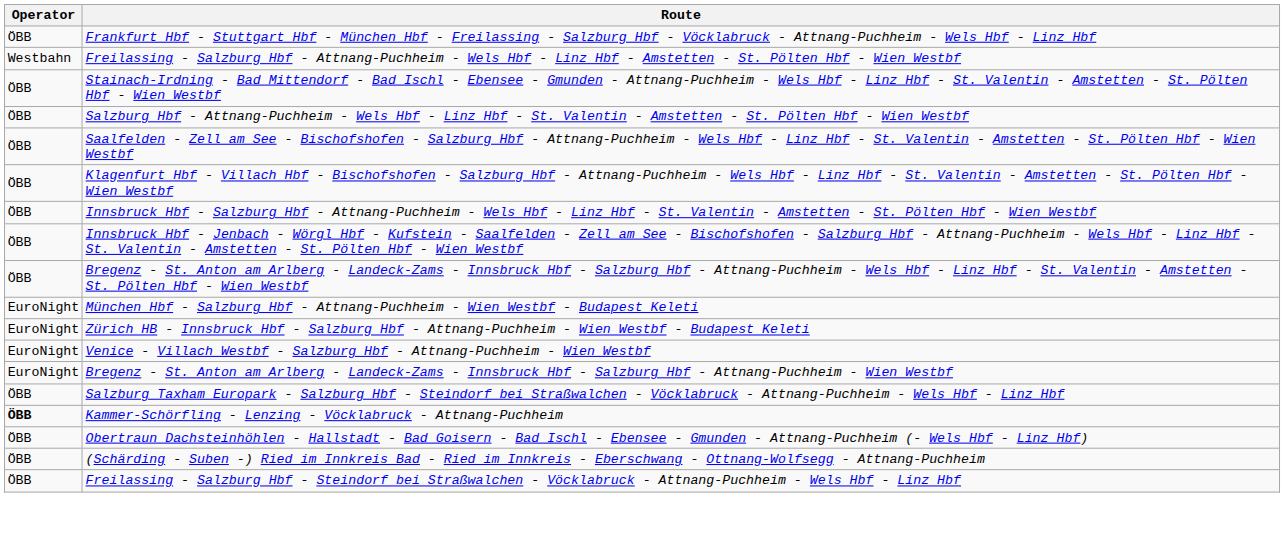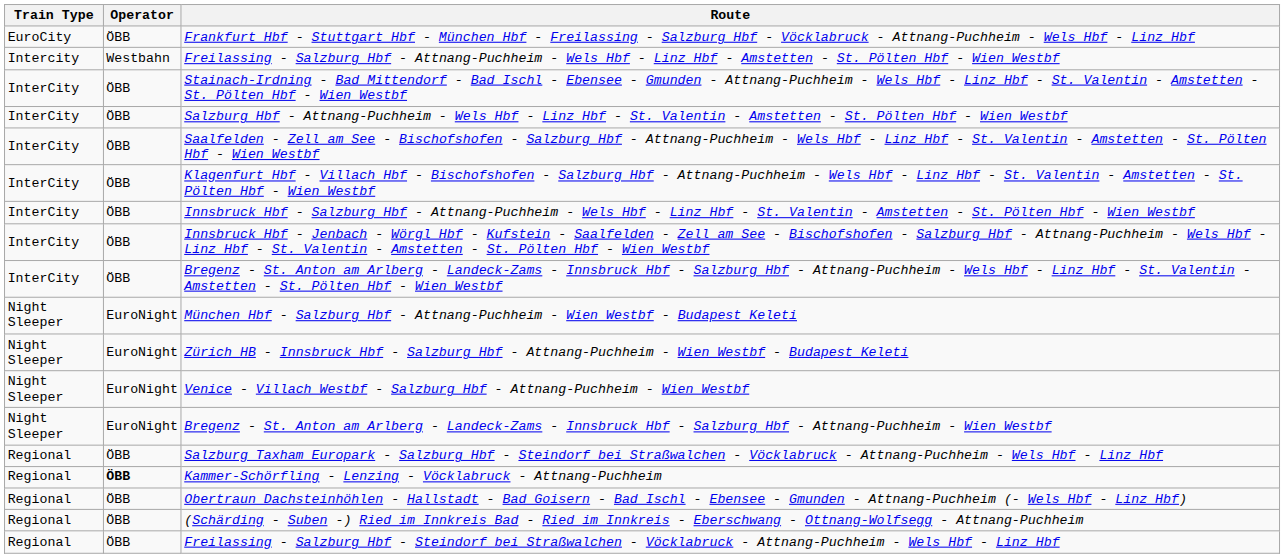+ column: (54, 15)
